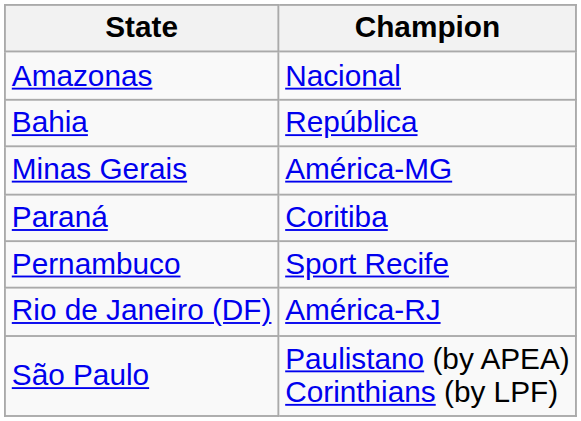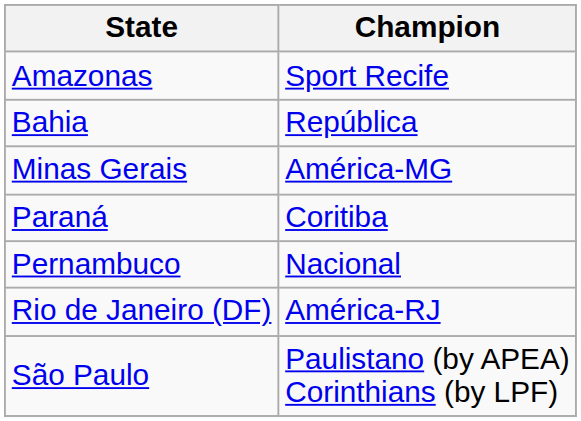(343, 75) Nacional -> (367, 75) Sport Recife
(367, 264) Sport Recife -> (343, 264) Nacional
